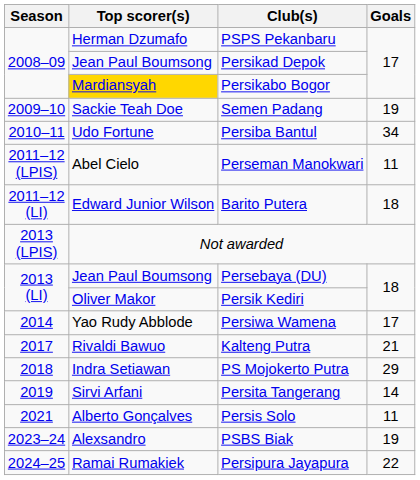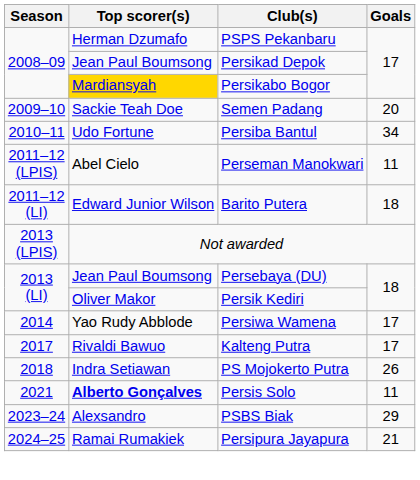(391, 109) 19 -> (391, 109) 20
(391, 345) 21 -> (391, 345) 17
(391, 369) 29 -> (391, 369) 26
- row: (281, 392)
(132, 416) normal -> (137, 392) bold
(391, 439) 19 -> (391, 416) 29
(391, 462) 22 -> (391, 439) 21
